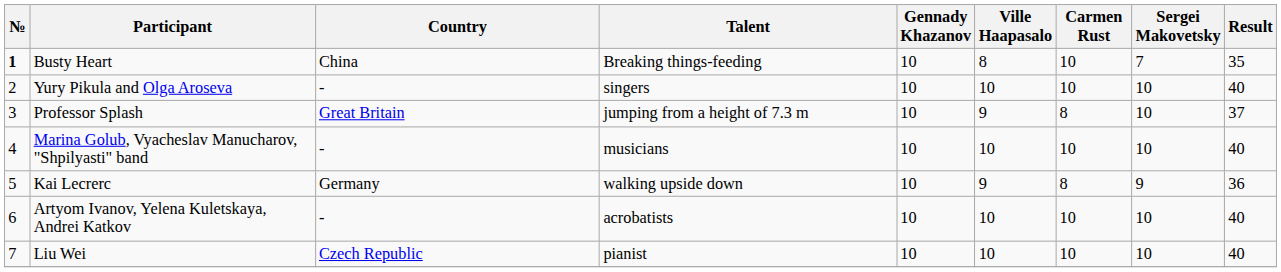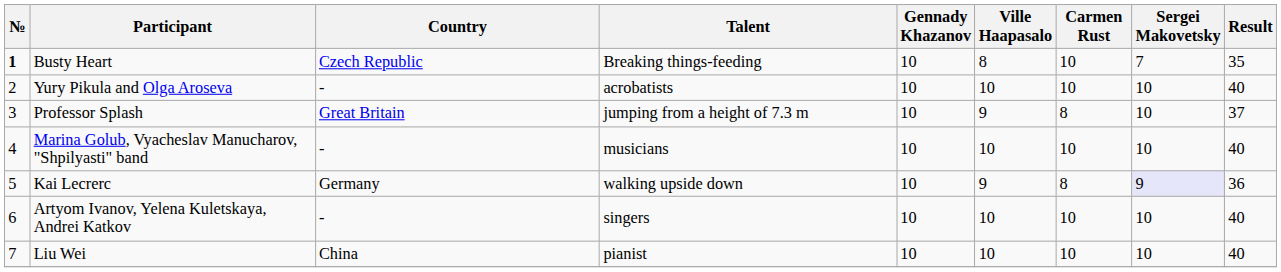(338, 61) China -> (371, 61) Czech Republic
(626, 87) singers -> (638, 87) acrobatists
(1140, 183) no background -> (1140, 183) lavender background
(638, 218) acrobatists -> (626, 218) singers
(371, 253) Czech Republic -> (338, 253) China
